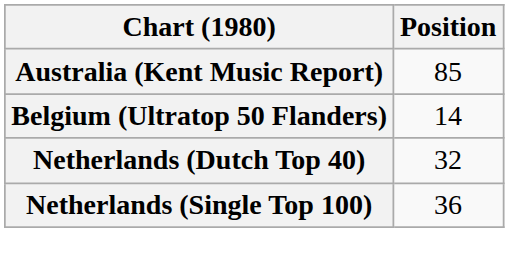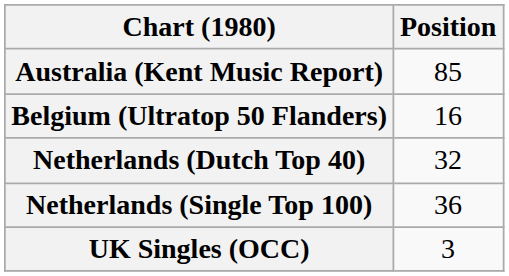(448, 115) 14 -> (448, 115) 16
+ row: (199, 248)
